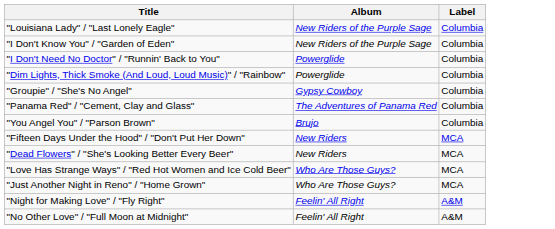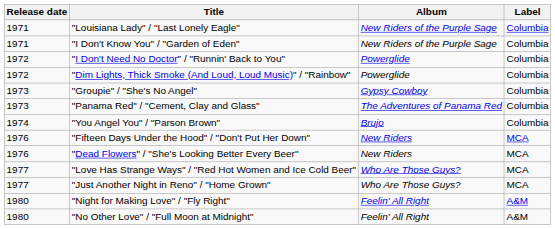+ column: (37, 12)
